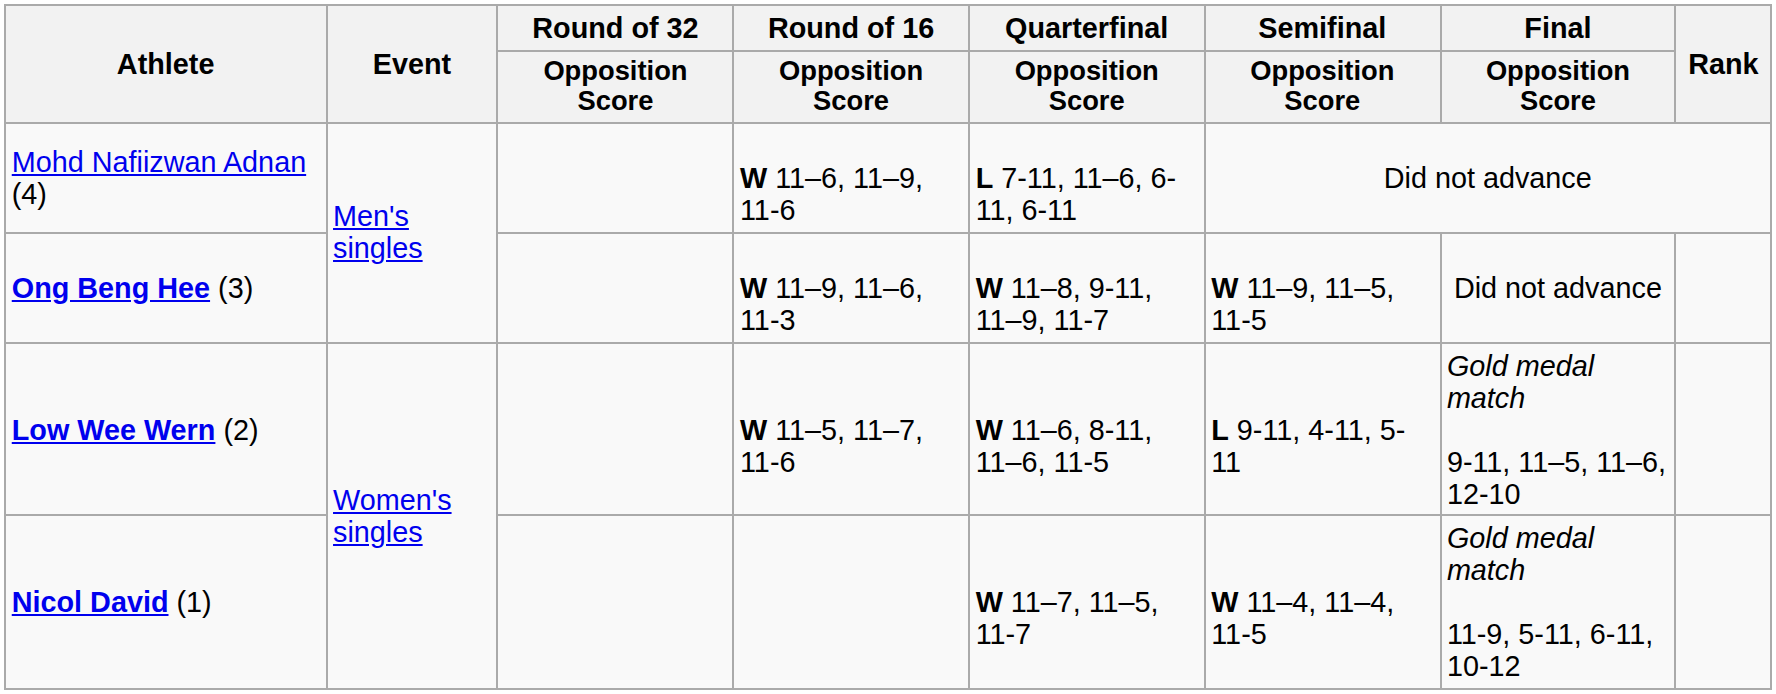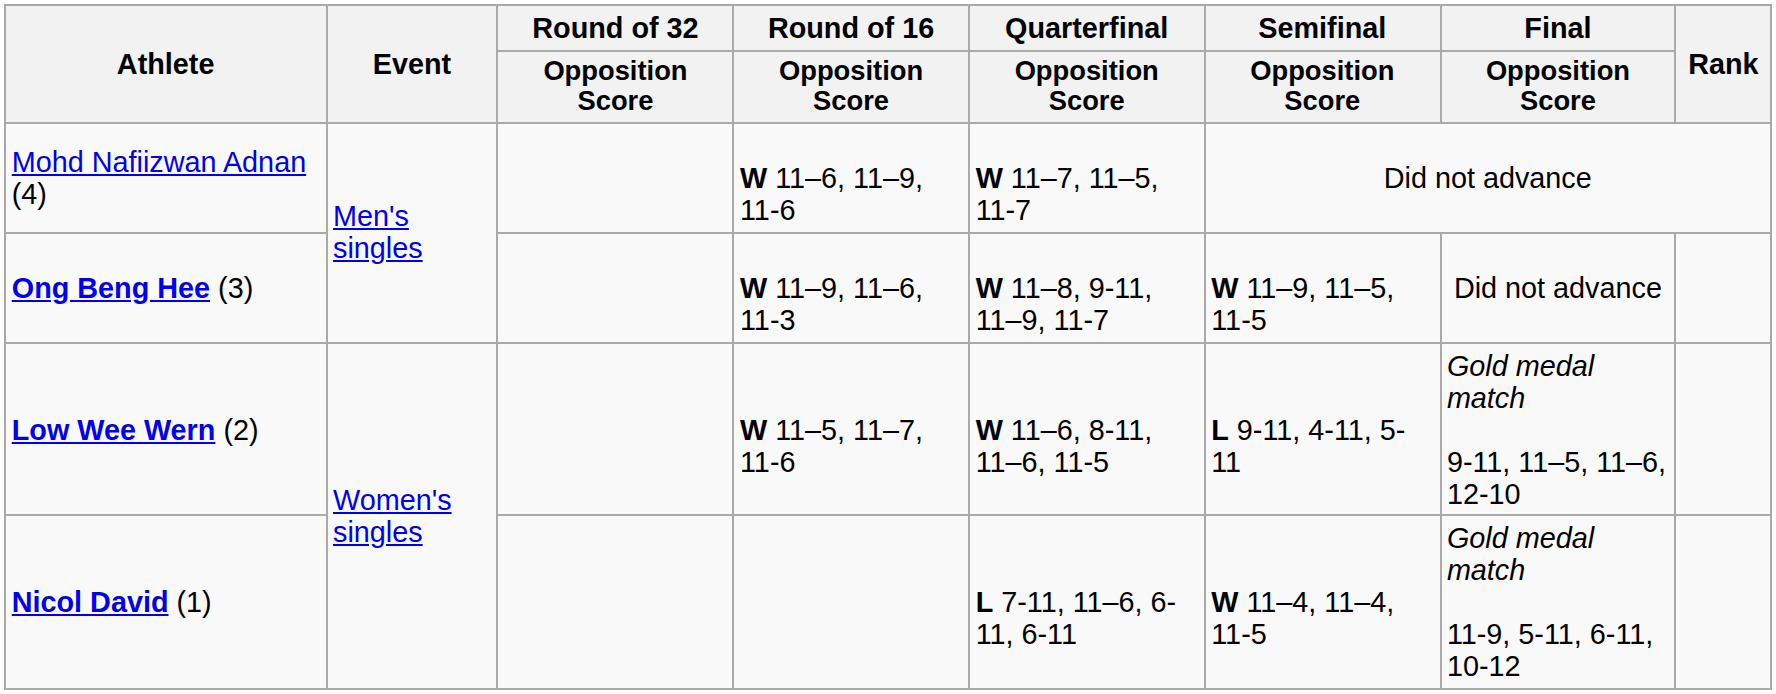(1076, 195) L 7-11, 11–6, 6-11, 6-11 -> (1067, 195) W 11–7, 11–5, 11-7
(1067, 619) W 11–7, 11–5, 11-7 -> (1076, 619) L 7-11, 11–6, 6-11, 6-11
